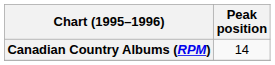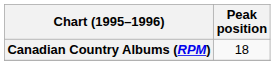(242, 49) 14 -> (242, 49) 18
